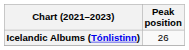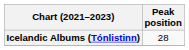(163, 38) 26 -> (163, 38) 28
